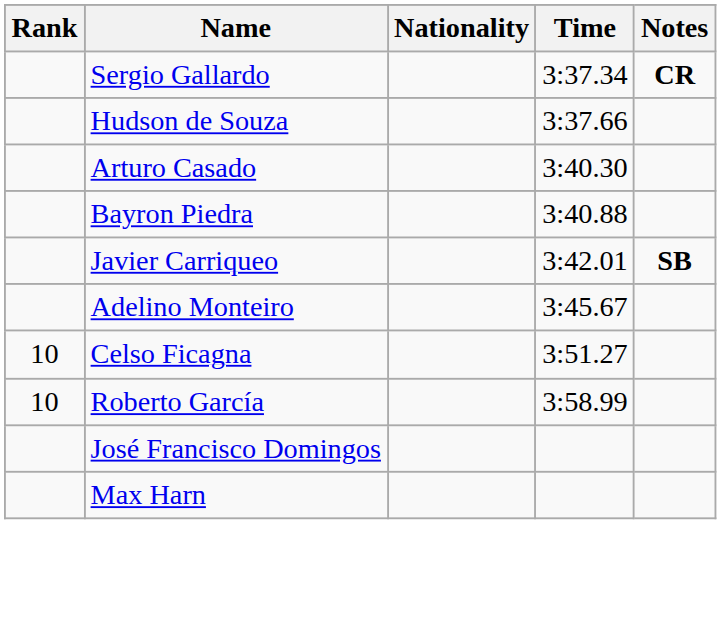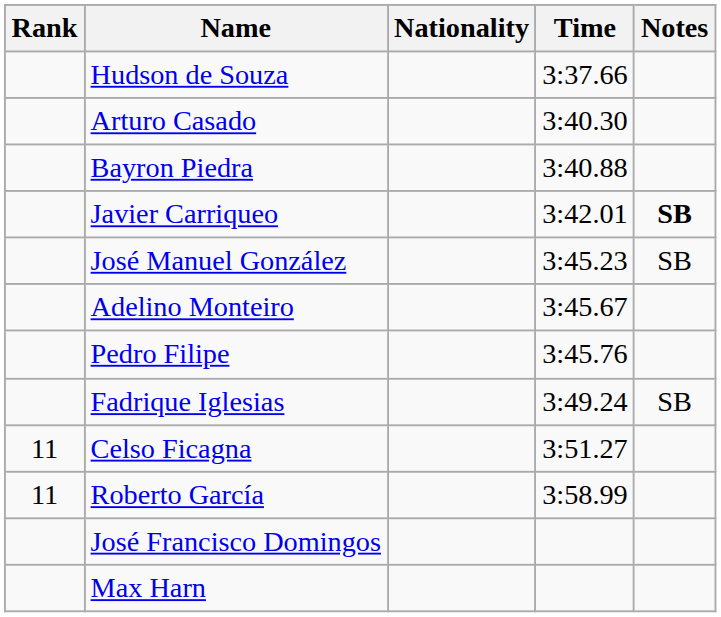- row: (180, 74)
+ row: (218, 261)
+ row: (160, 354)
+ row: (188, 400)
(44, 354) 10 -> (44, 447) 11
(44, 400) 10 -> (44, 494) 11
